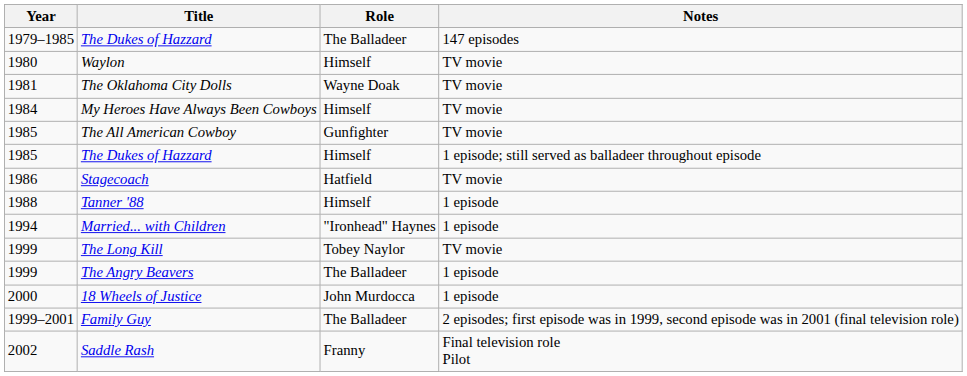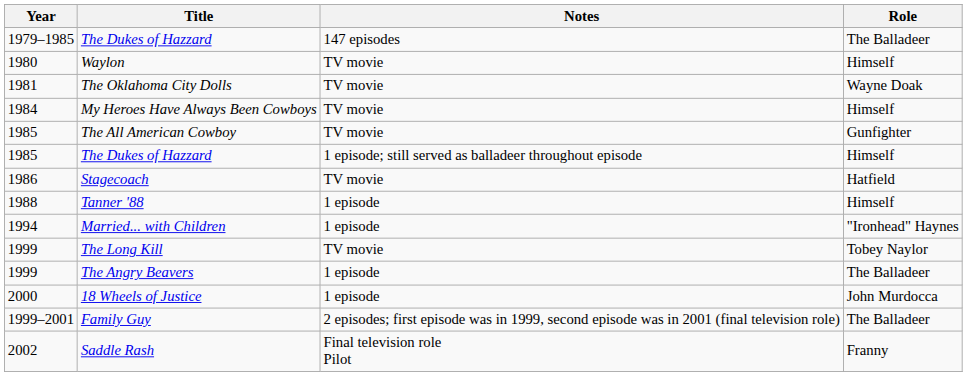columns swapped: (380, 16) <-> (701, 16)
